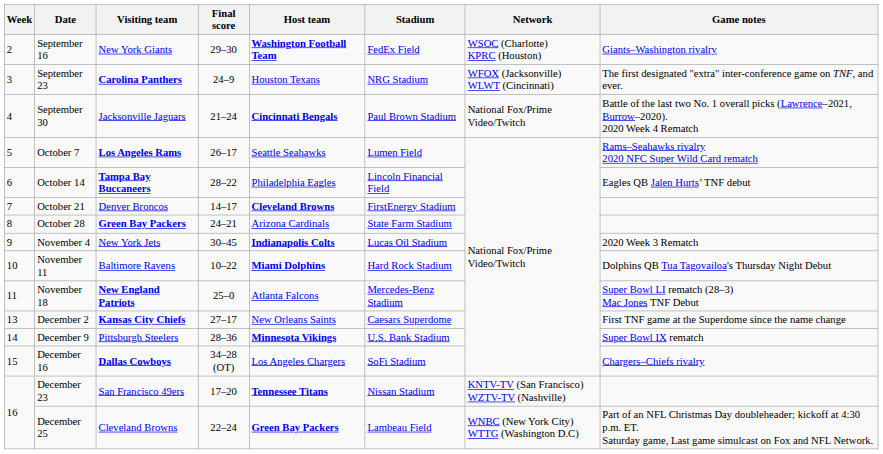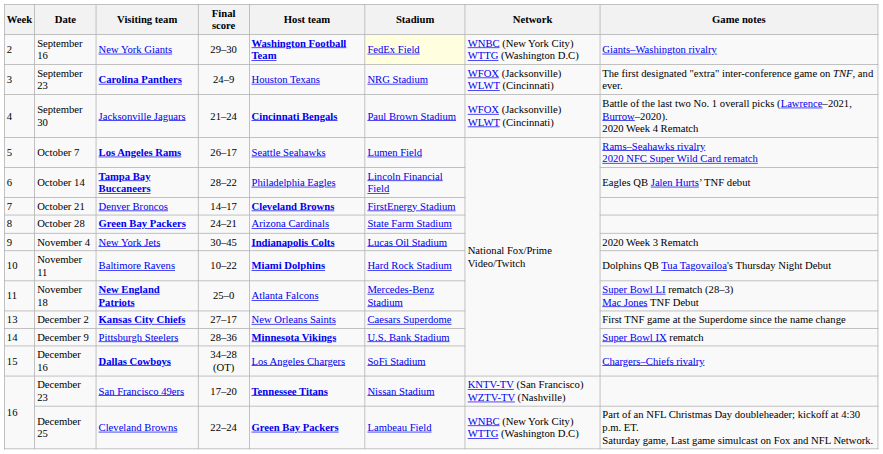(394, 49) no background -> (394, 49) lightyellow background
(508, 49) WSOC (Charlotte) KPRC (Houston) -> (523, 49) WNBC (New York City) WTTG (Washington D.C)
(510, 116) National Fox/Prime Video/Twitch -> (514, 116) WFOX (Jacksonville) WLWT (Cincinnati)
